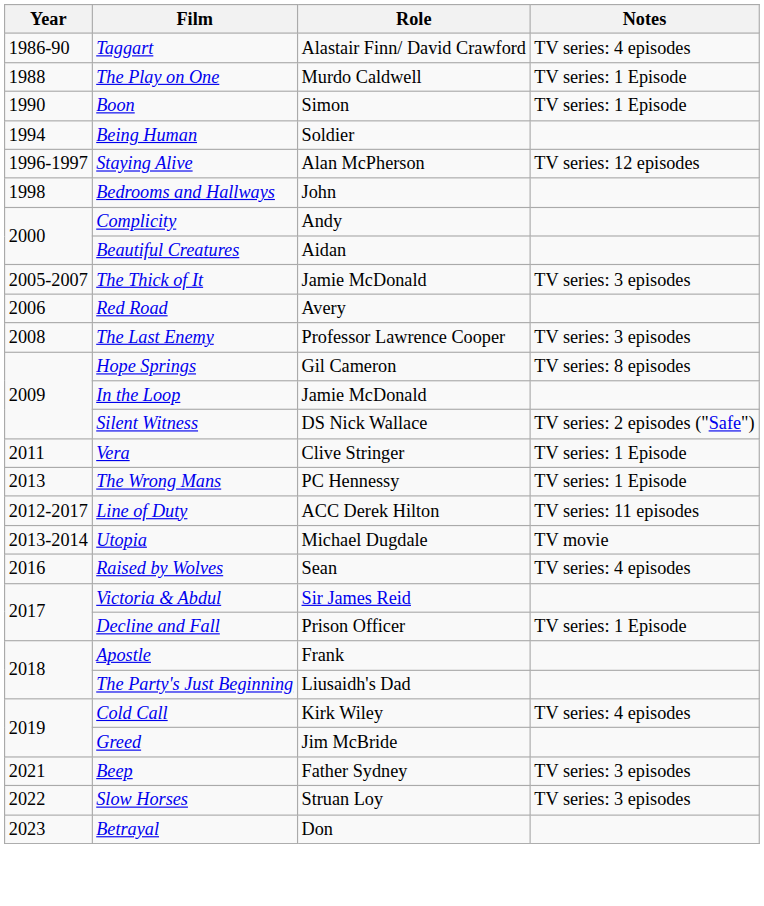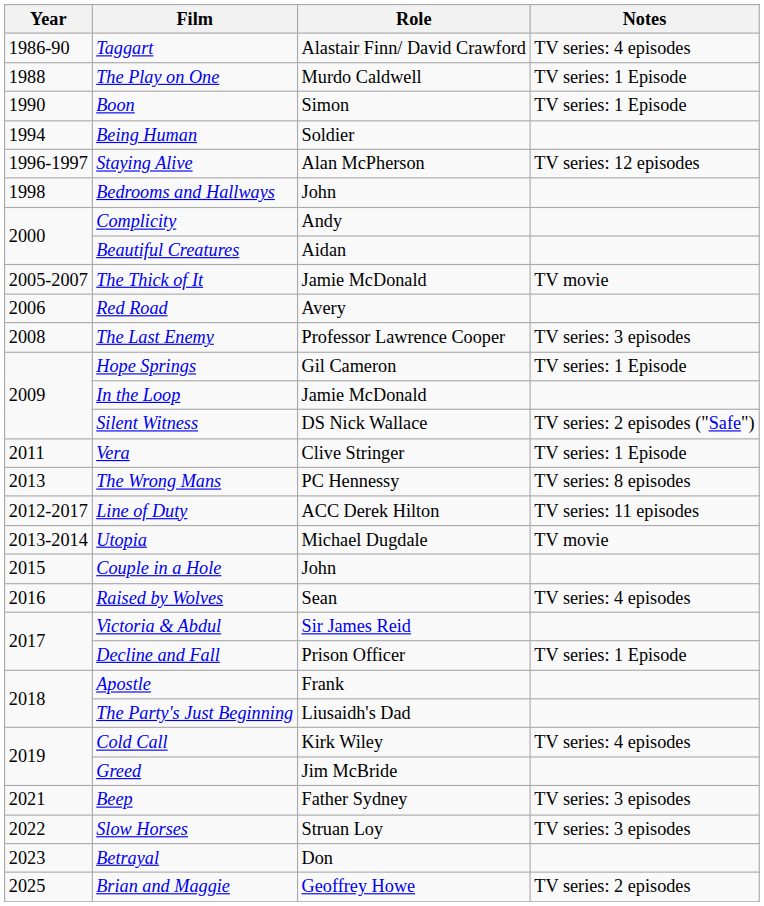(612, 279) TV series: 3 episodes -> (571, 279) TV movie
(612, 366) TV series: 8 episodes -> (610, 366) TV series: 1 Episode
(610, 481) TV series: 1 Episode -> (612, 481) TV series: 8 episodes
+ row: (159, 568)
+ row: (163, 886)
